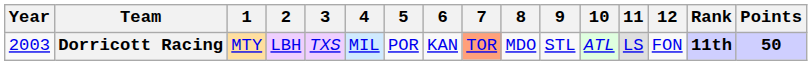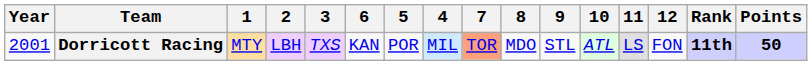columns swapped: (364, 19) <-> (443, 19)
(29, 47) 2003 -> (29, 47) 2001
